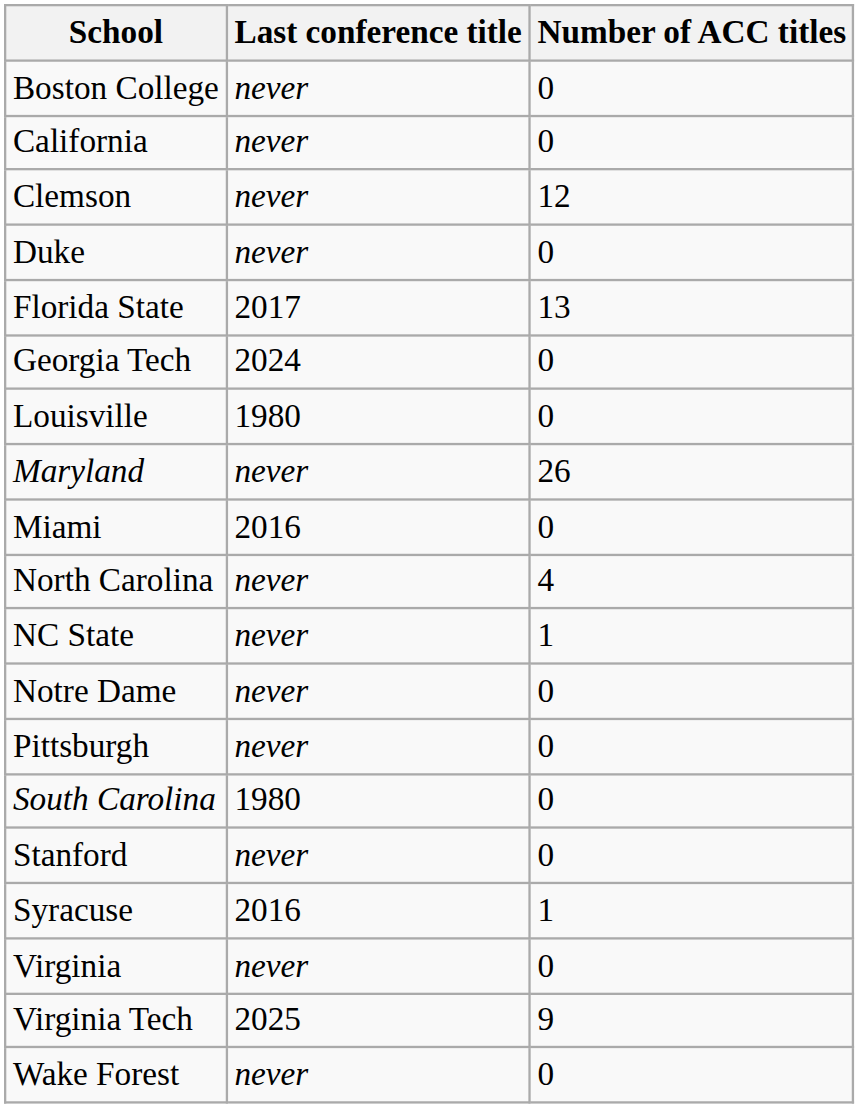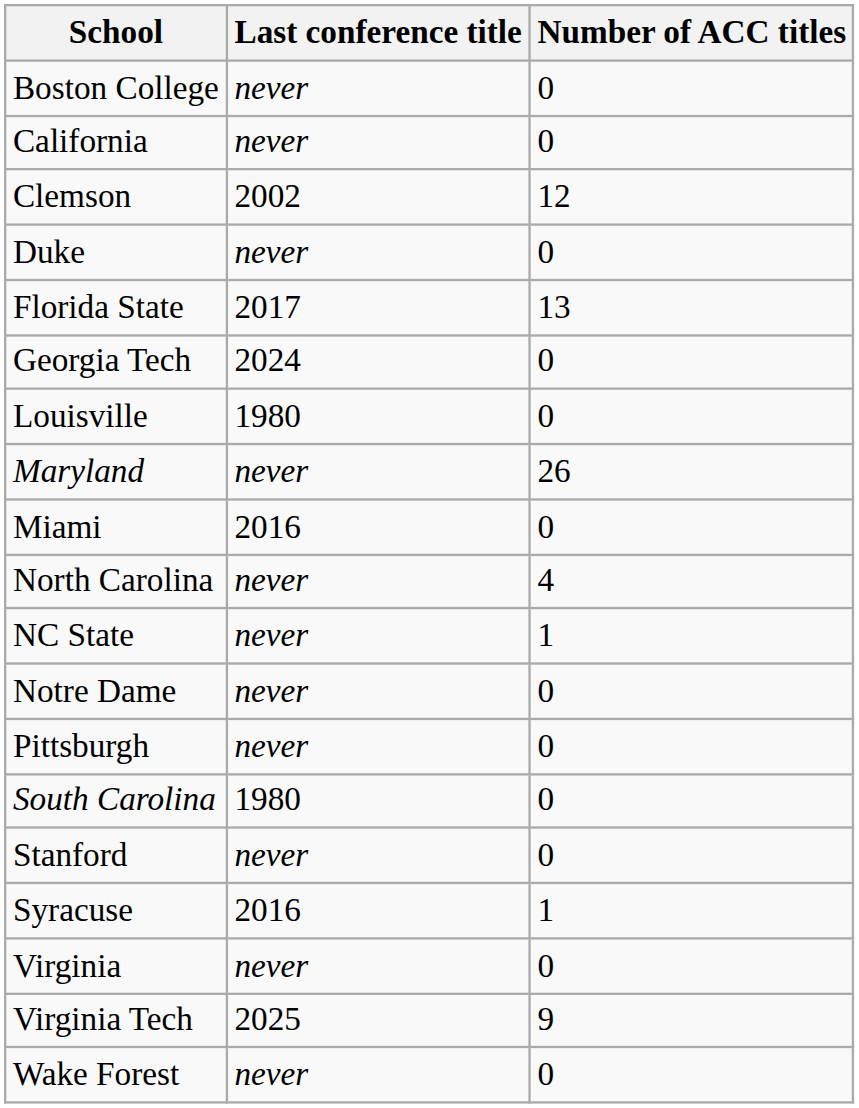(271, 196) never -> (268, 196) 2002
